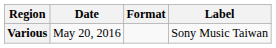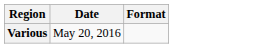- column: (220, 14)
